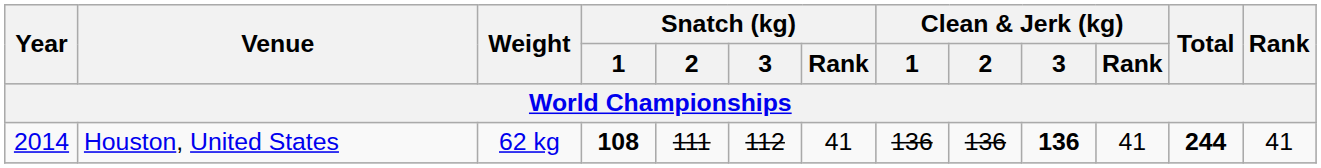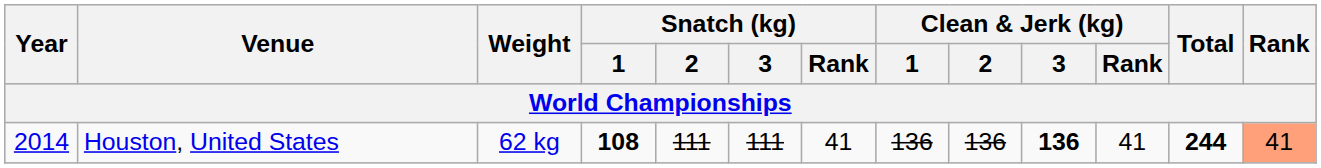(765, 142) 112 -> (765, 142) 111
(1279, 142) no background -> (1279, 142) lightsalmon background
